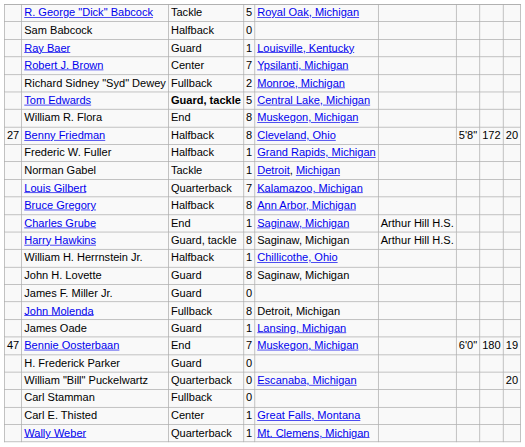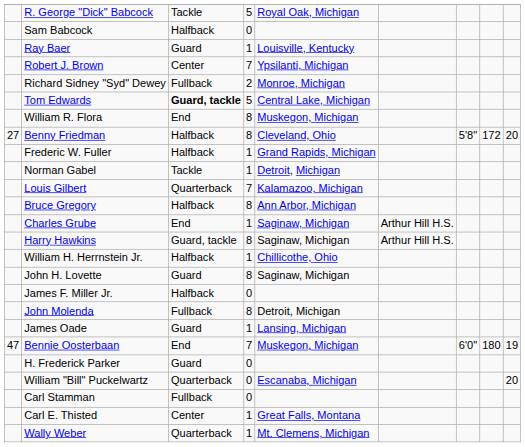(186, 293) Guard -> (192, 293) Halfback
